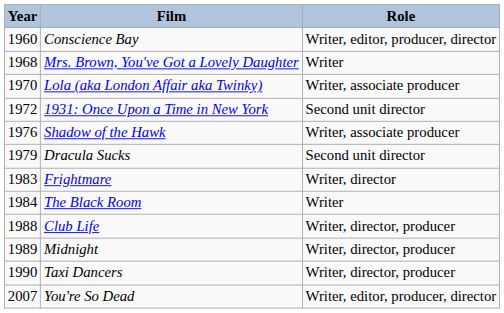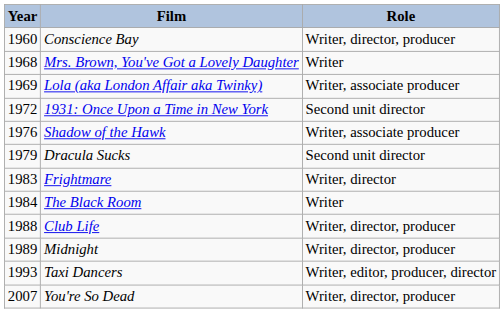(401, 39) Writer, editor, producer, director -> (380, 39) Writer, director, producer
(23, 86) 1970 -> (23, 86) 1969
(23, 272) 1990 -> (23, 272) 1993
(380, 272) Writer, director, producer -> (401, 272) Writer, editor, producer, director
(401, 296) Writer, editor, producer, director -> (380, 296) Writer, director, producer
